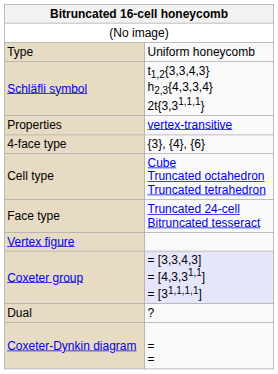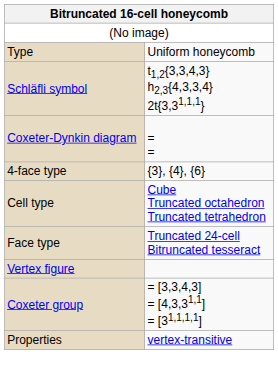rows swapped: (72, 345) <-> (34, 125)
(176, 277) lavender background -> (176, 304) no background
- row: (19, 313)
